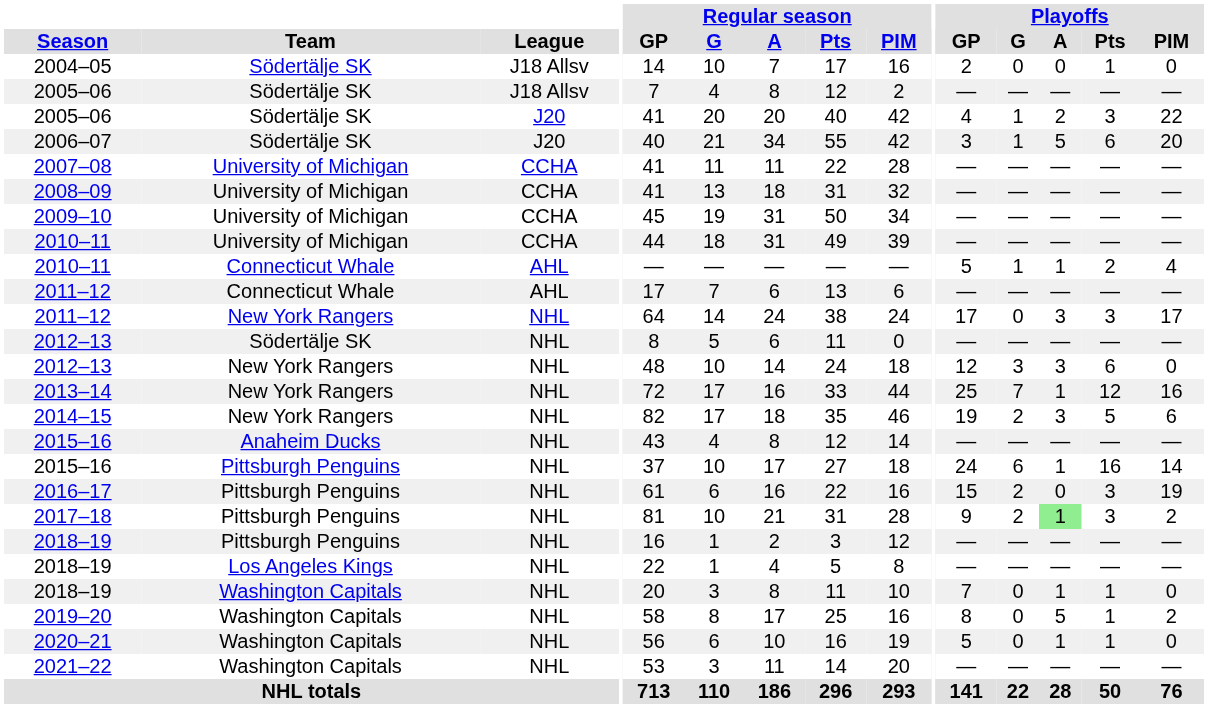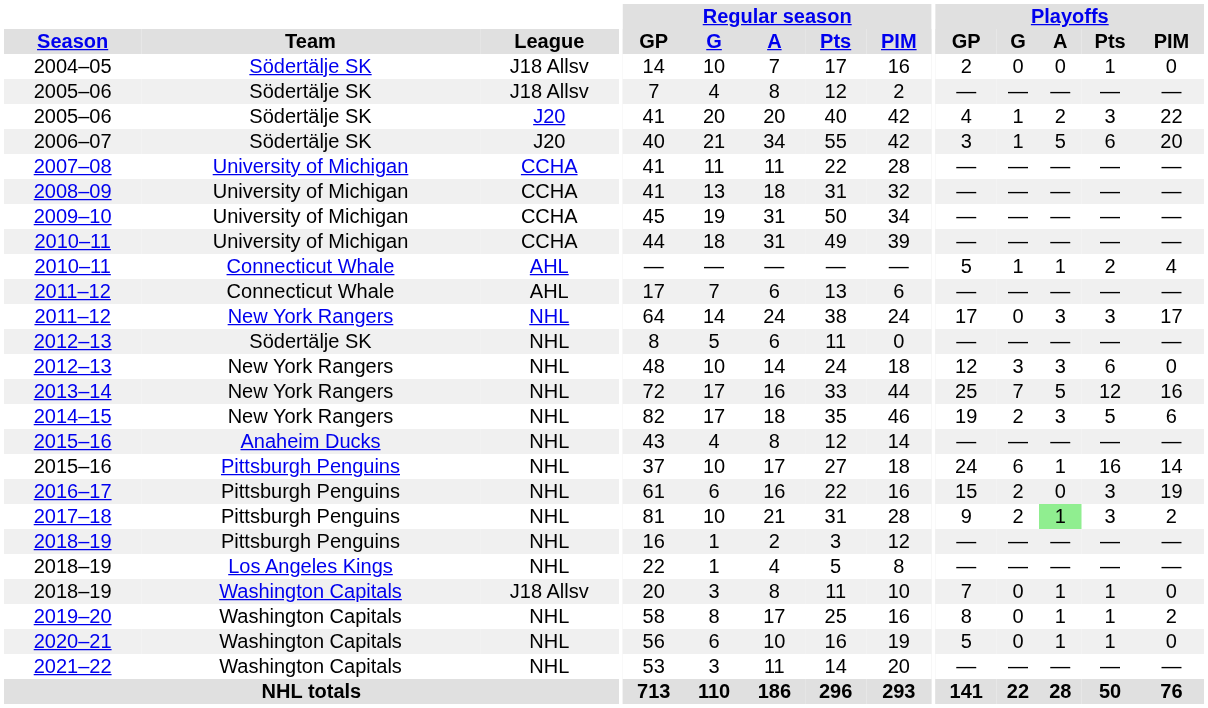(1060, 391) 1 -> (1060, 391) 5
(549, 591) NHL -> (549, 591) J18 Allsv
(1060, 616) 5 -> (1060, 616) 1
